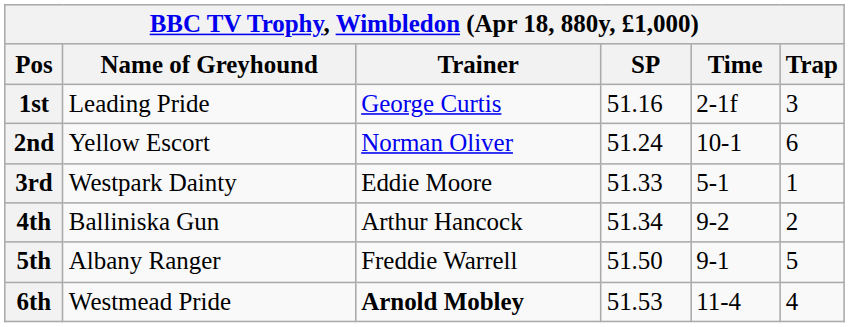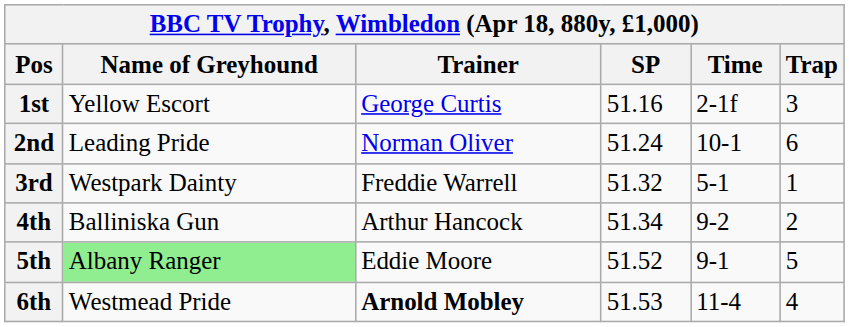(139, 103) Leading Pride -> (139, 103) Yellow Escort
(139, 143) Yellow Escort -> (139, 143) Leading Pride
(427, 182) Eddie Moore -> (439, 182) Freddie Warrell
(635, 182) 51.33 -> (635, 182) 51.32
(145, 261) no background -> (145, 261) lightgreen background
(439, 261) Freddie Warrell -> (427, 261) Eddie Moore
(635, 261) 51.50 -> (635, 261) 51.52
